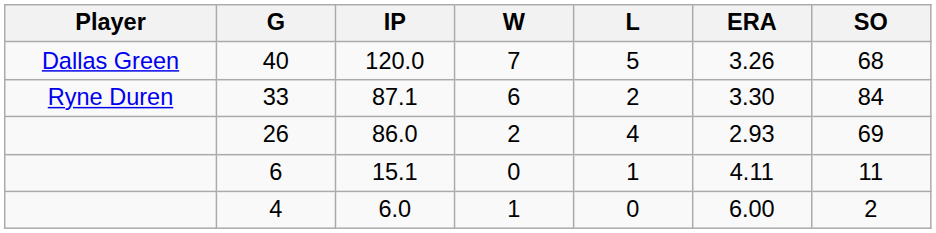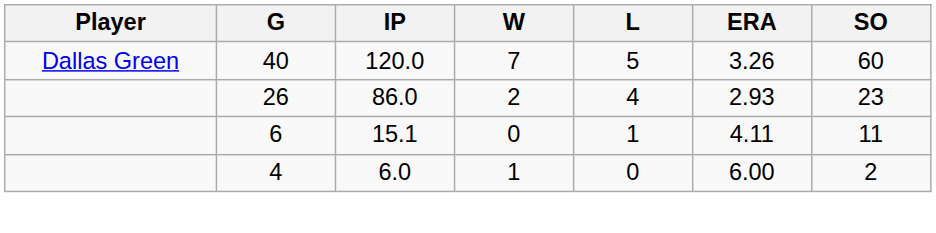(871, 60) 68 -> (871, 60) 60
- row: (276, 97)
(871, 135) 69 -> (871, 97) 23
